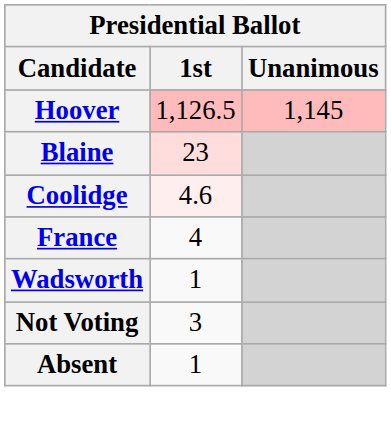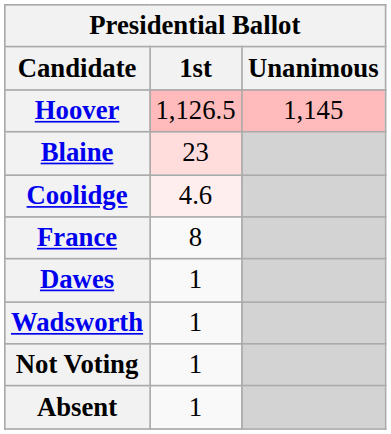(196, 237) 4 -> (196, 237) 8
+ row: (77, 279)
(196, 322) 3 -> (196, 364) 1
